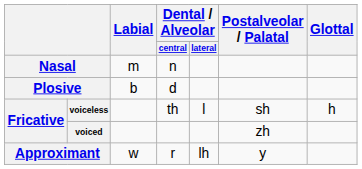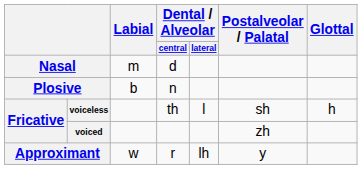(173, 66) n -> (173, 66) d
(173, 88) d -> (173, 88) n
